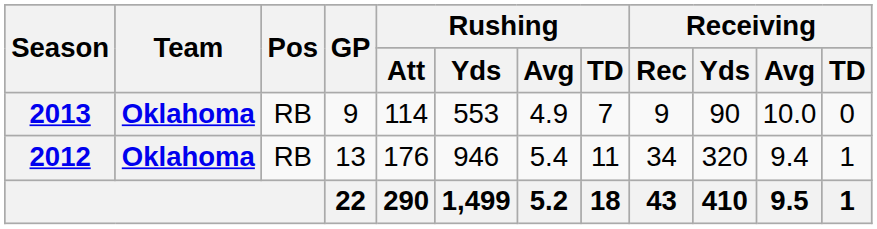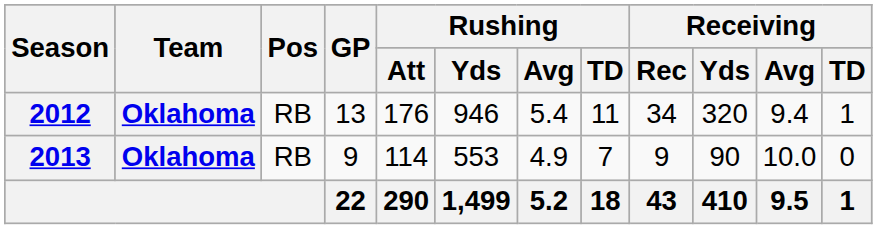rows swapped: (60, 157) <-> (60, 113)
